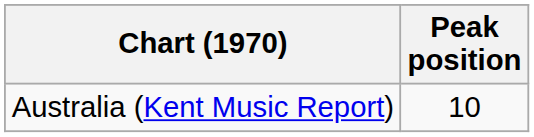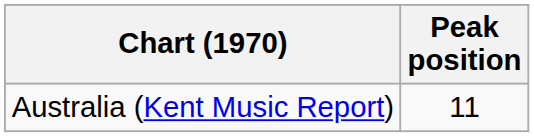(464, 107) 10 -> (464, 107) 11
